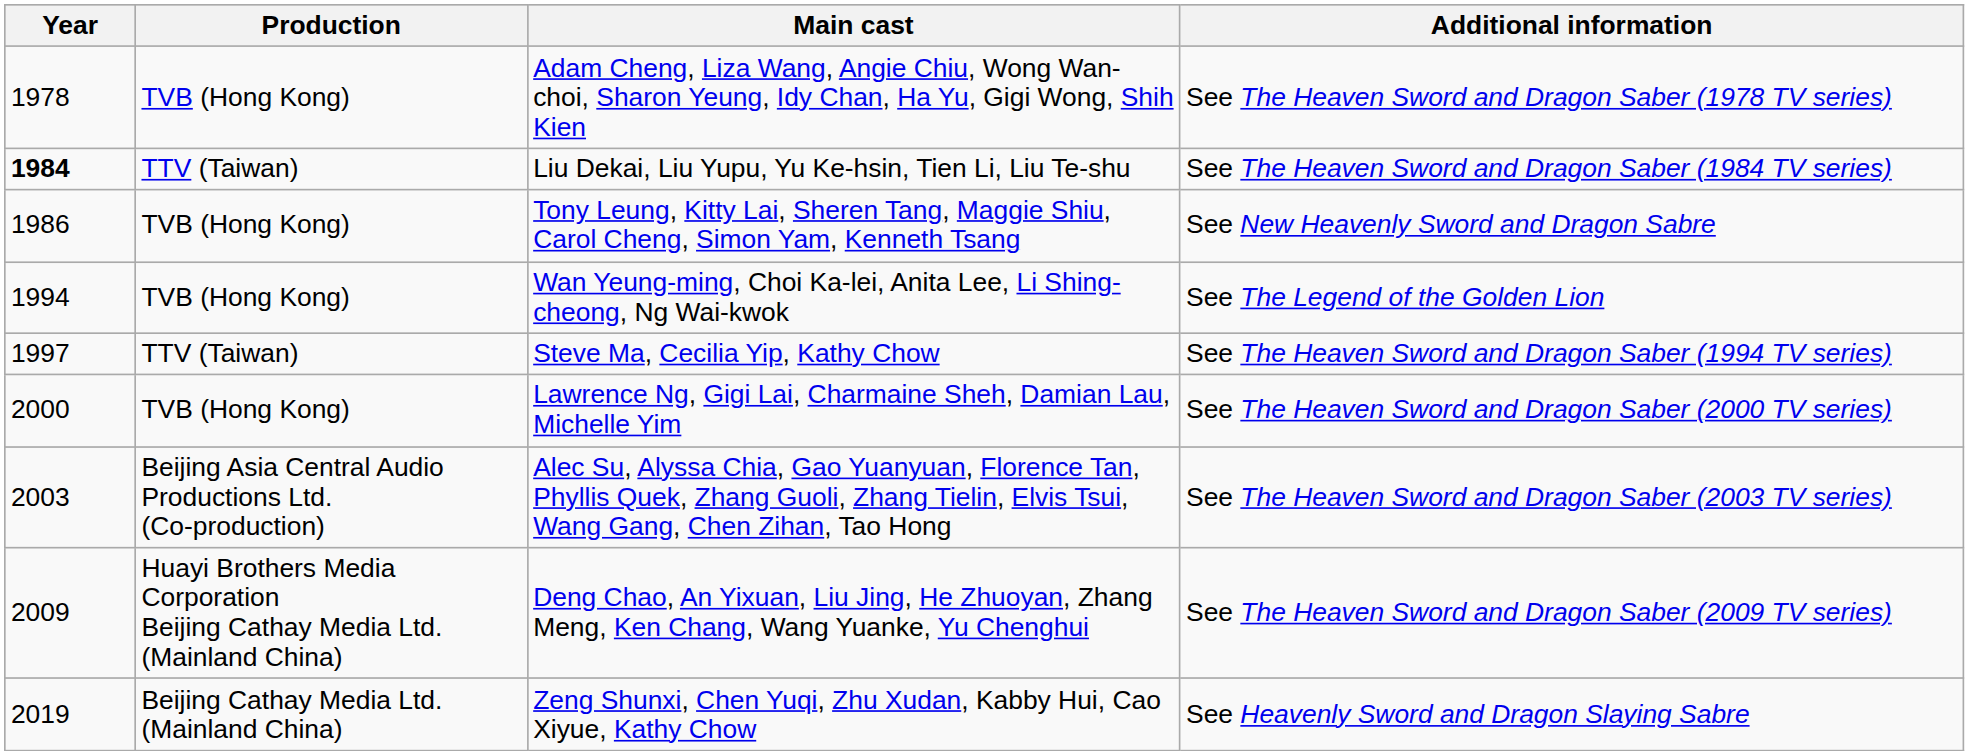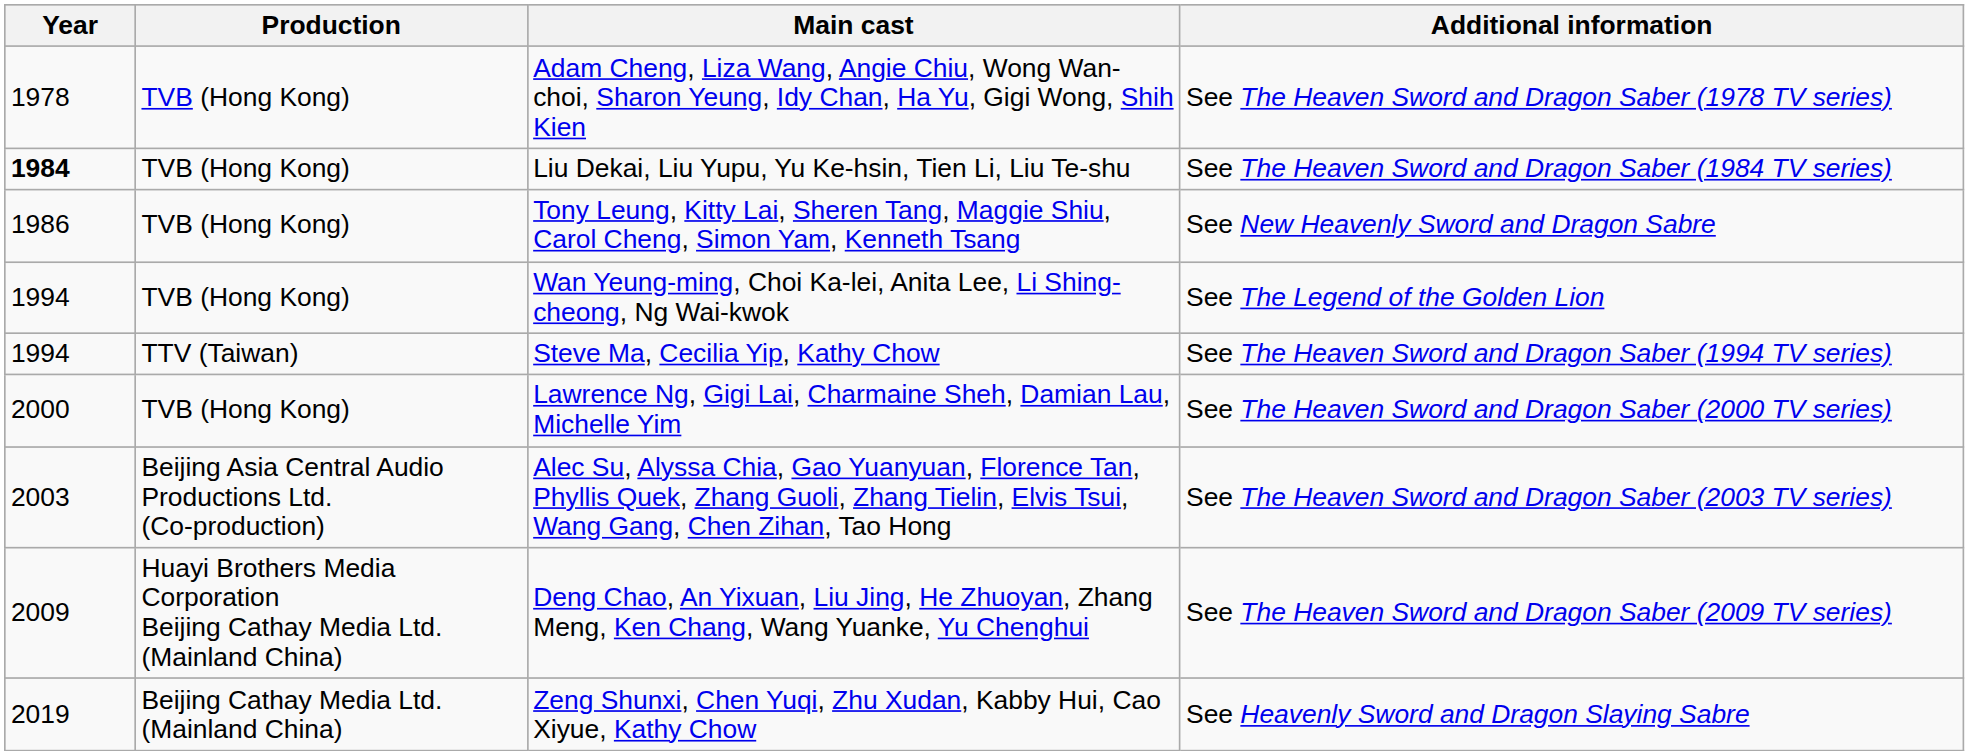(220, 168) TTV (Taiwan) -> (246, 168) TVB (Hong Kong)
(40, 353) 1997 -> (40, 353) 1994
